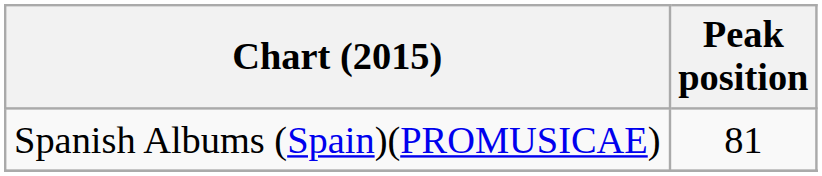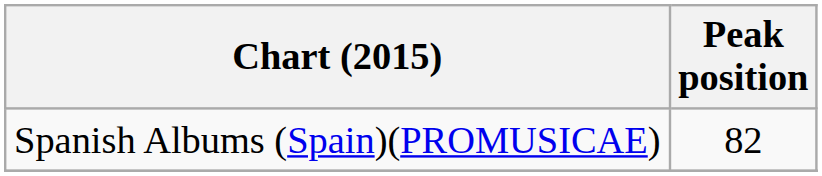(743, 139) 81 -> (743, 139) 82
